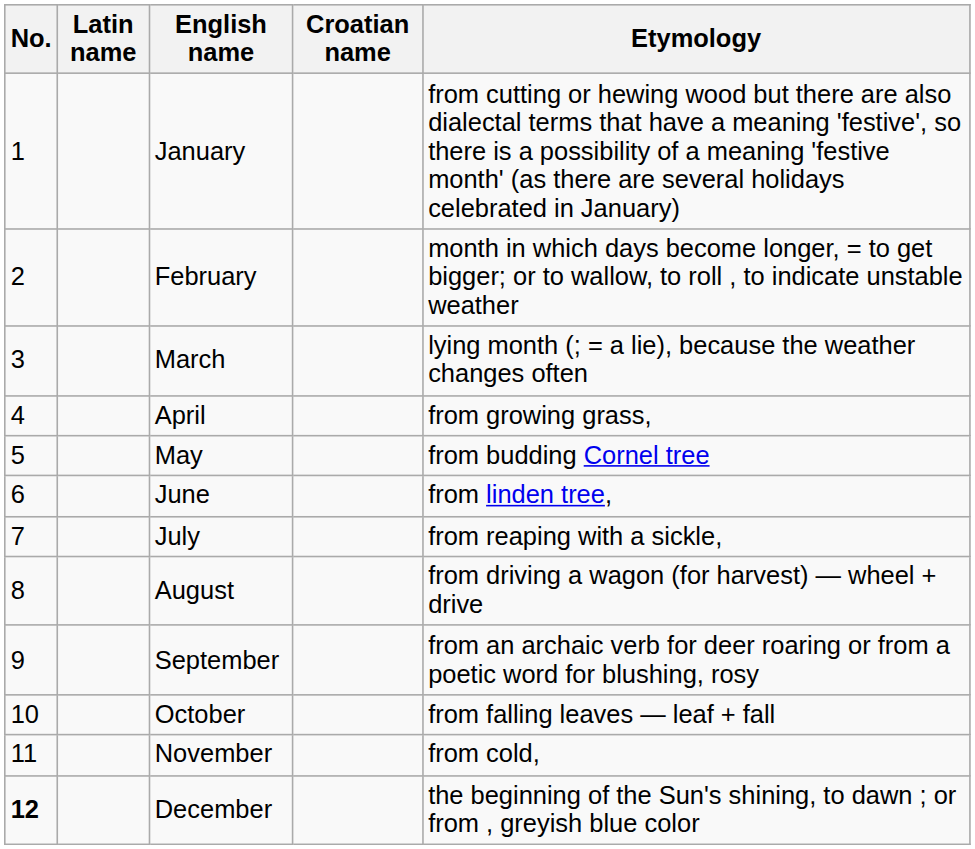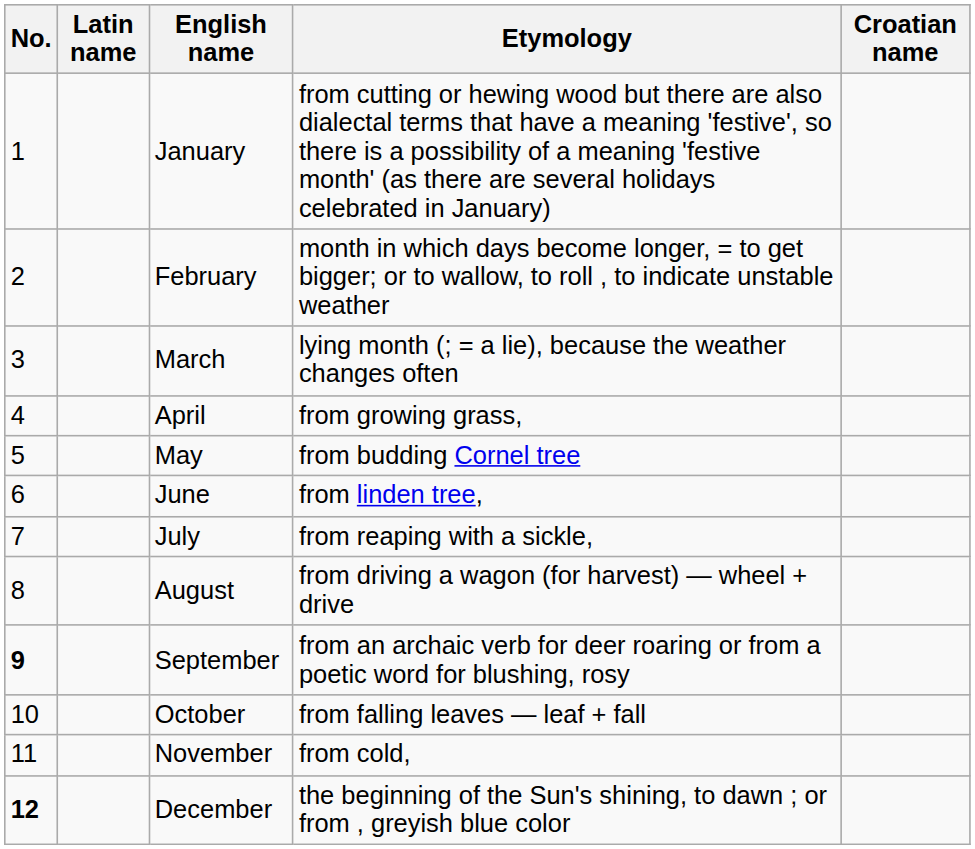columns swapped: (358, 38) <-> (696, 38)
(18, 659) normal -> (18, 659) bold
